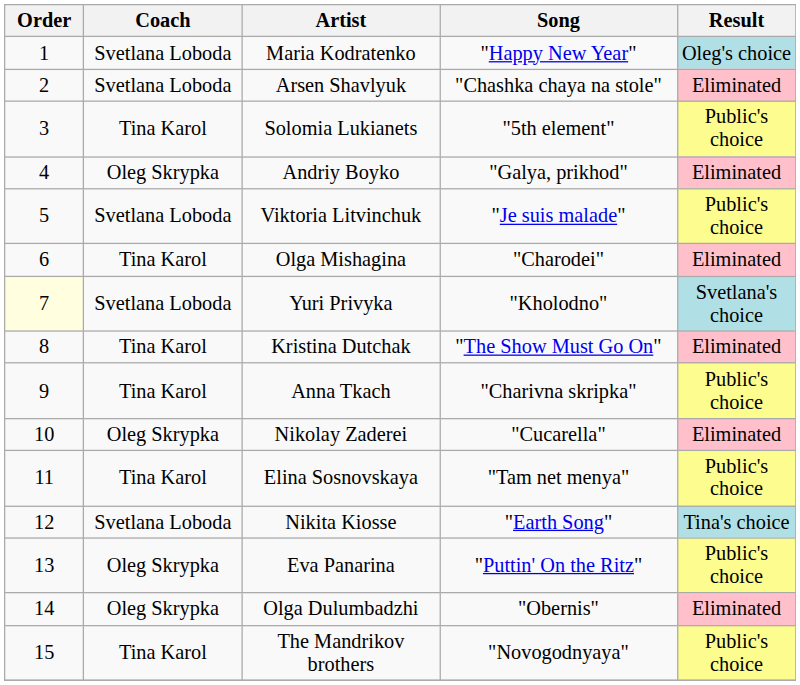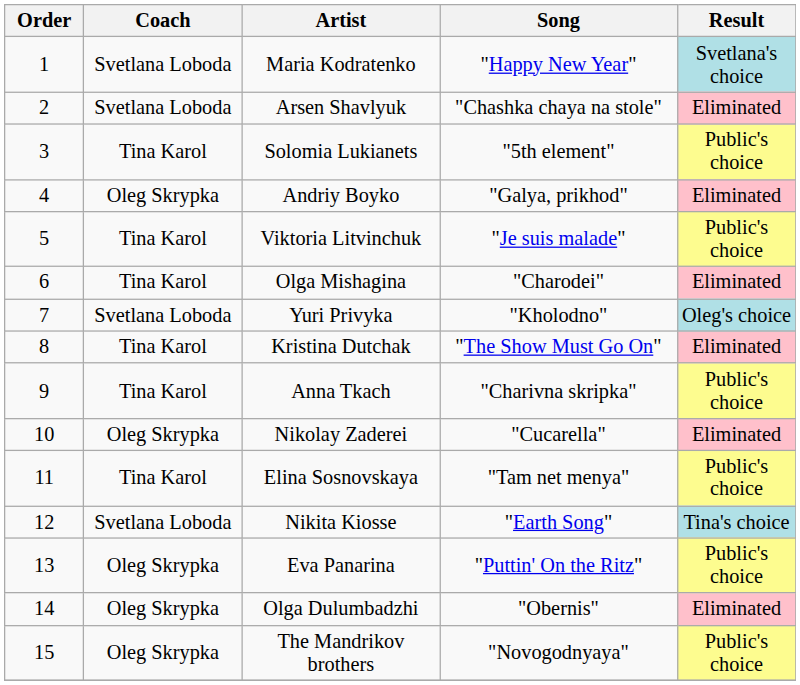(736, 52) Oleg's choice -> (736, 64) Svetlana's choice
(163, 216) Svetlana Loboda -> (163, 238) Tina Karol
(44, 303) lightyellow background -> (44, 314) no background
(736, 303) Svetlana's choice -> (736, 314) Oleg's choice
(163, 652) Tina Karol -> (163, 652) Oleg Skrypka
